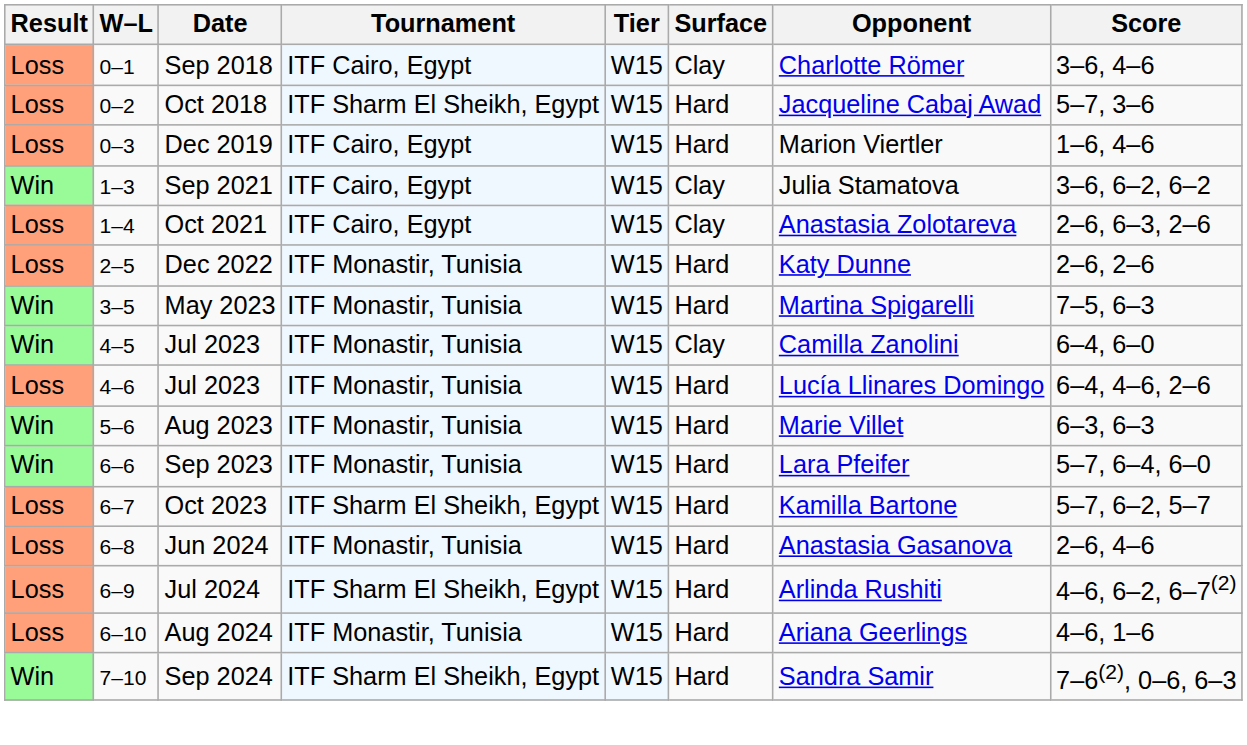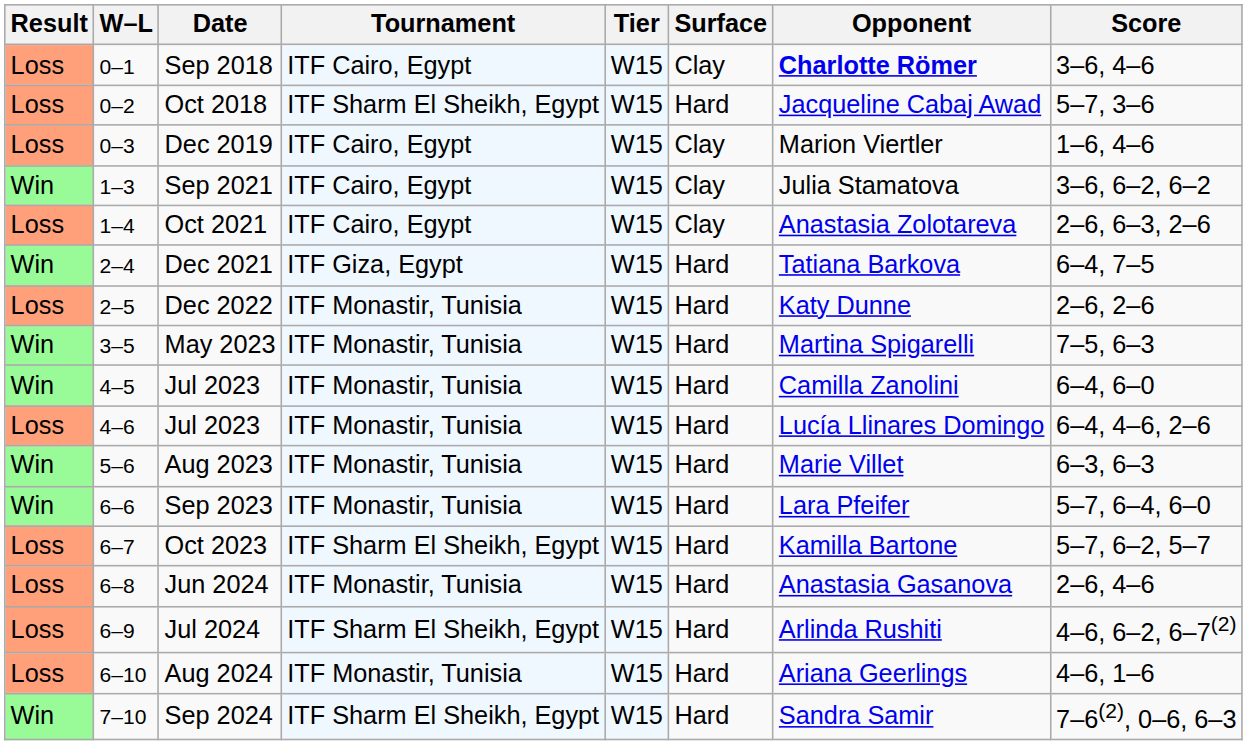(872, 64) normal -> (878, 64) bold
(702, 144) Hard -> (700, 144) Clay
+ row: (117, 266)
(700, 345) Clay -> (702, 385) Hard
